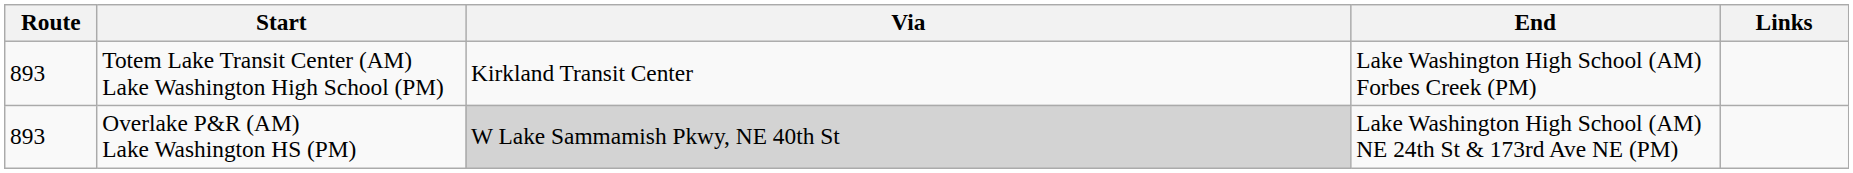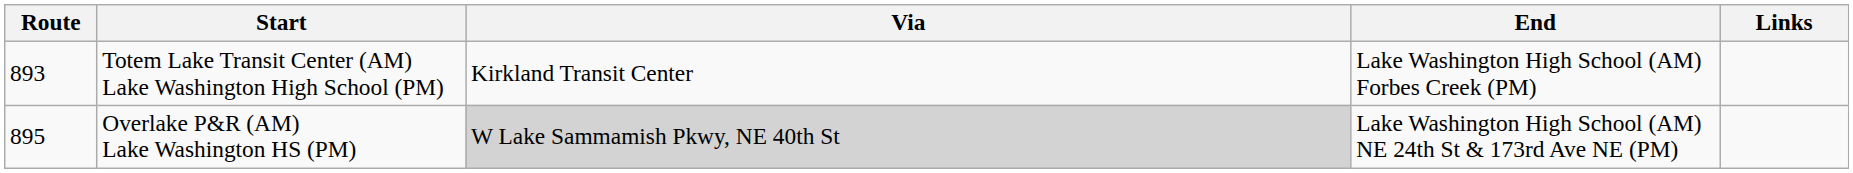(28, 136) 893 -> (28, 136) 895
